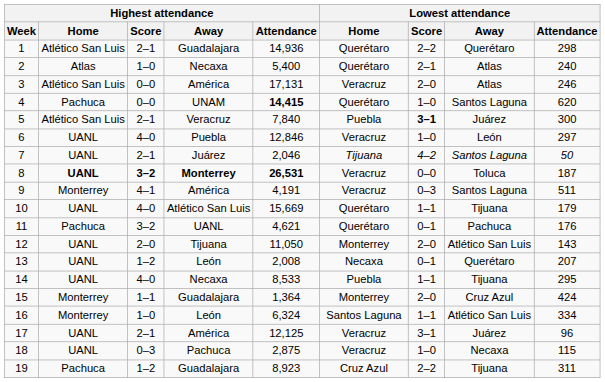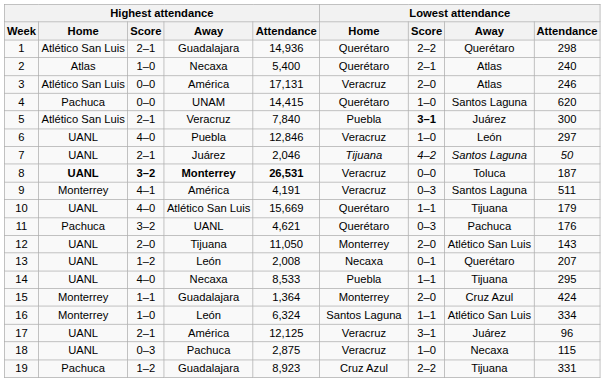(286, 102) bold -> (286, 102) normal
(427, 226) 0–1 -> (427, 226) 0–3
(567, 368) 311 -> (567, 368) 331
